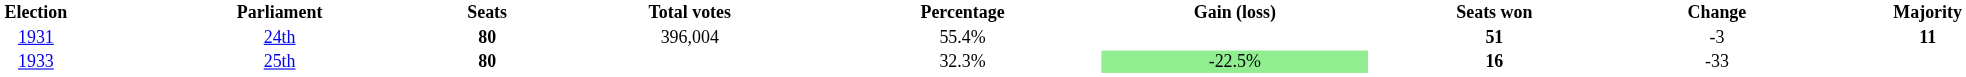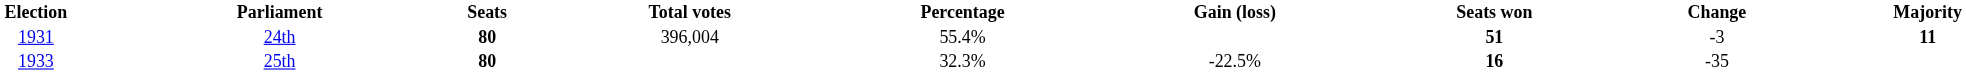(1235, 61) lightgreen background -> (1235, 61) no background
(1717, 61) -33 -> (1717, 61) -35
